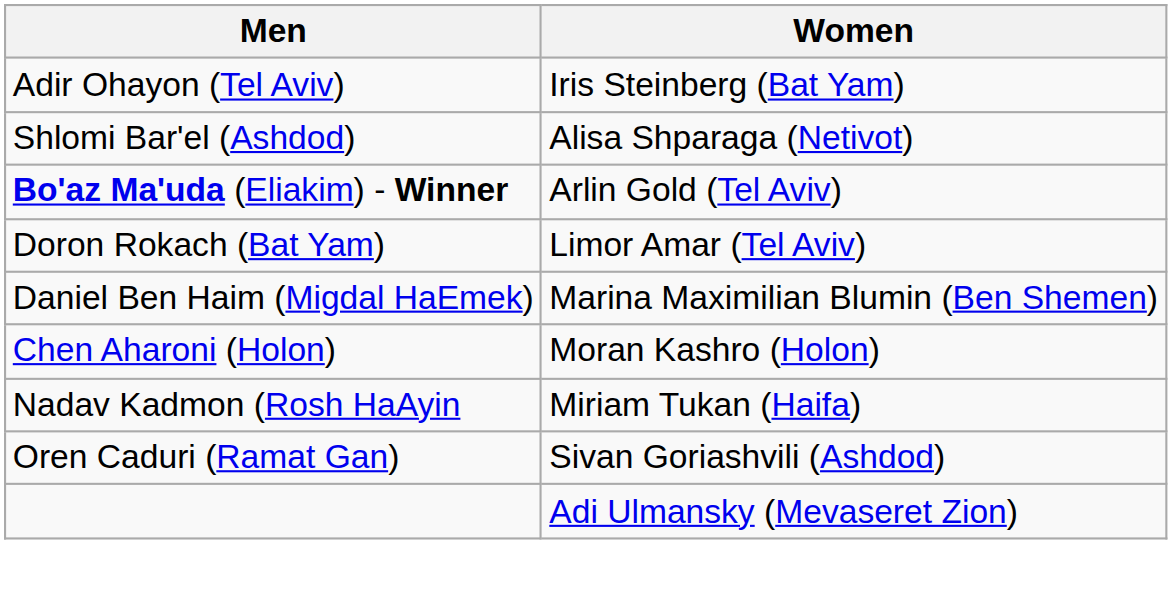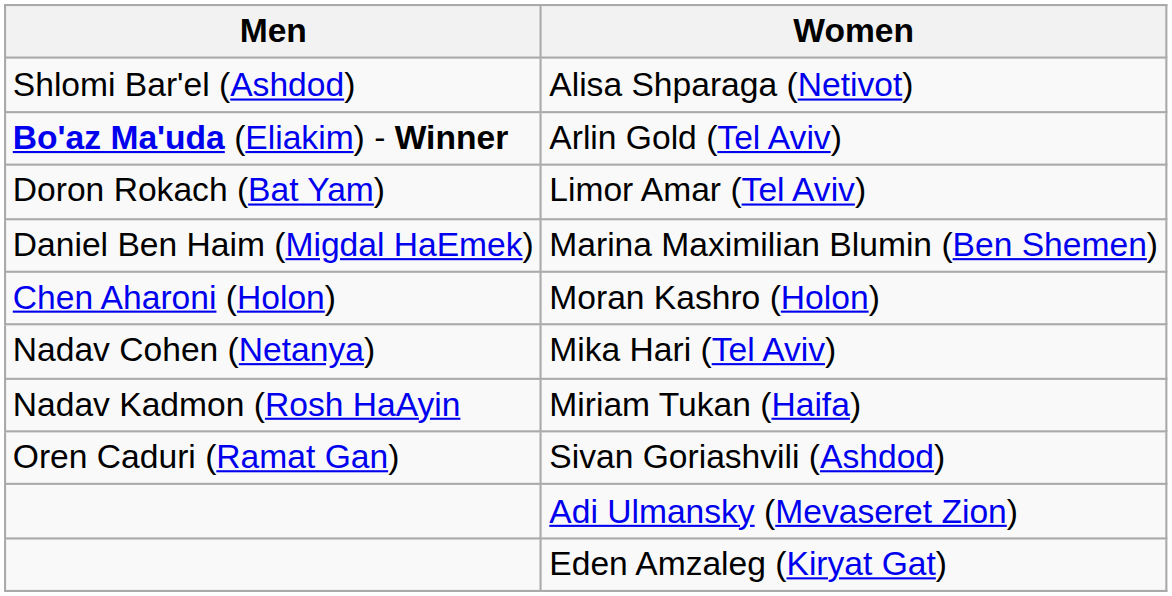- row: (727, 84)
+ row: (693, 350)
+ row: (748, 564)
